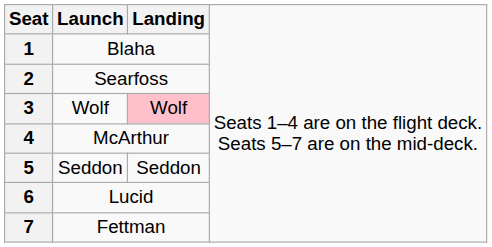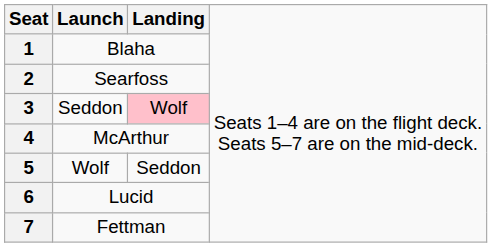(90, 108) Wolf -> (90, 108) Seddon
(90, 167) Seddon -> (90, 167) Wolf
